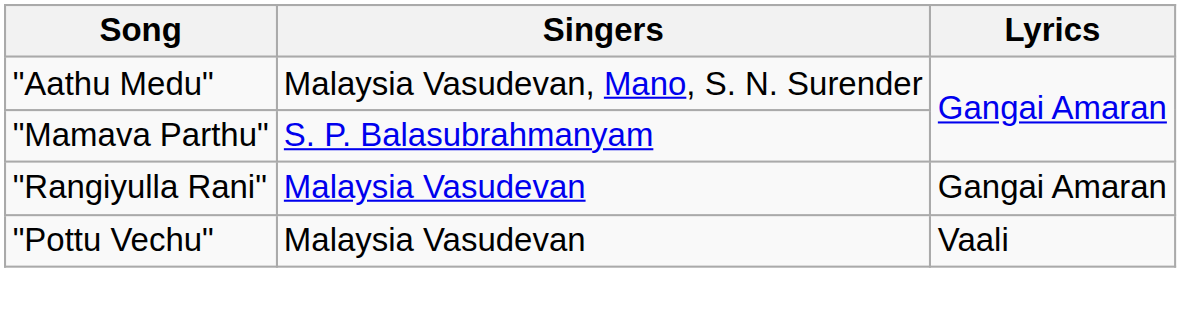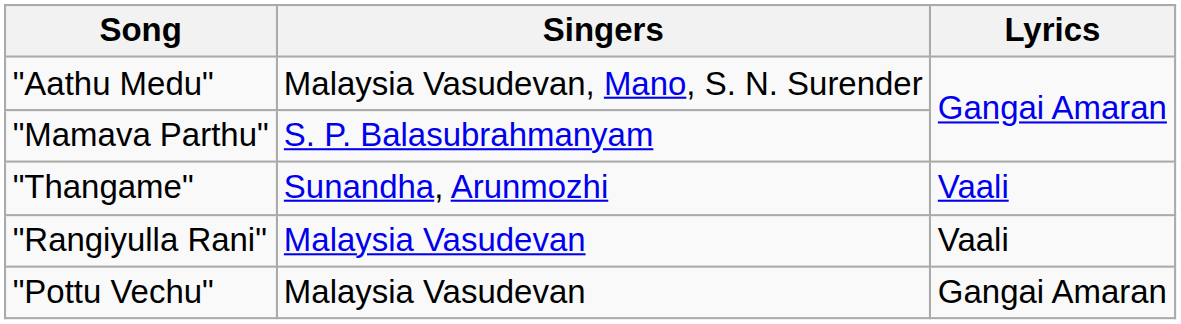+ row: (103, 187)
(1052, 187) Gangai Amaran -> (973, 239) Vaali
(973, 239) Vaali -> (1052, 291) Gangai Amaran
